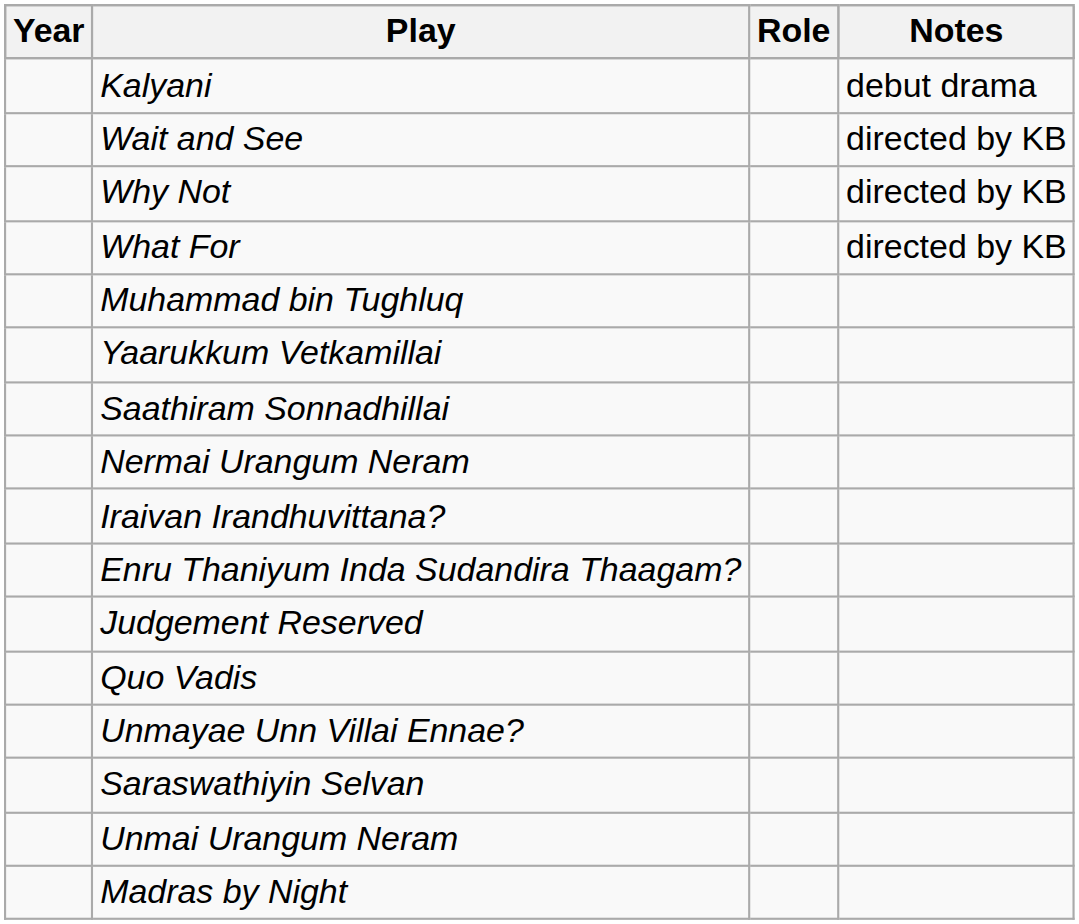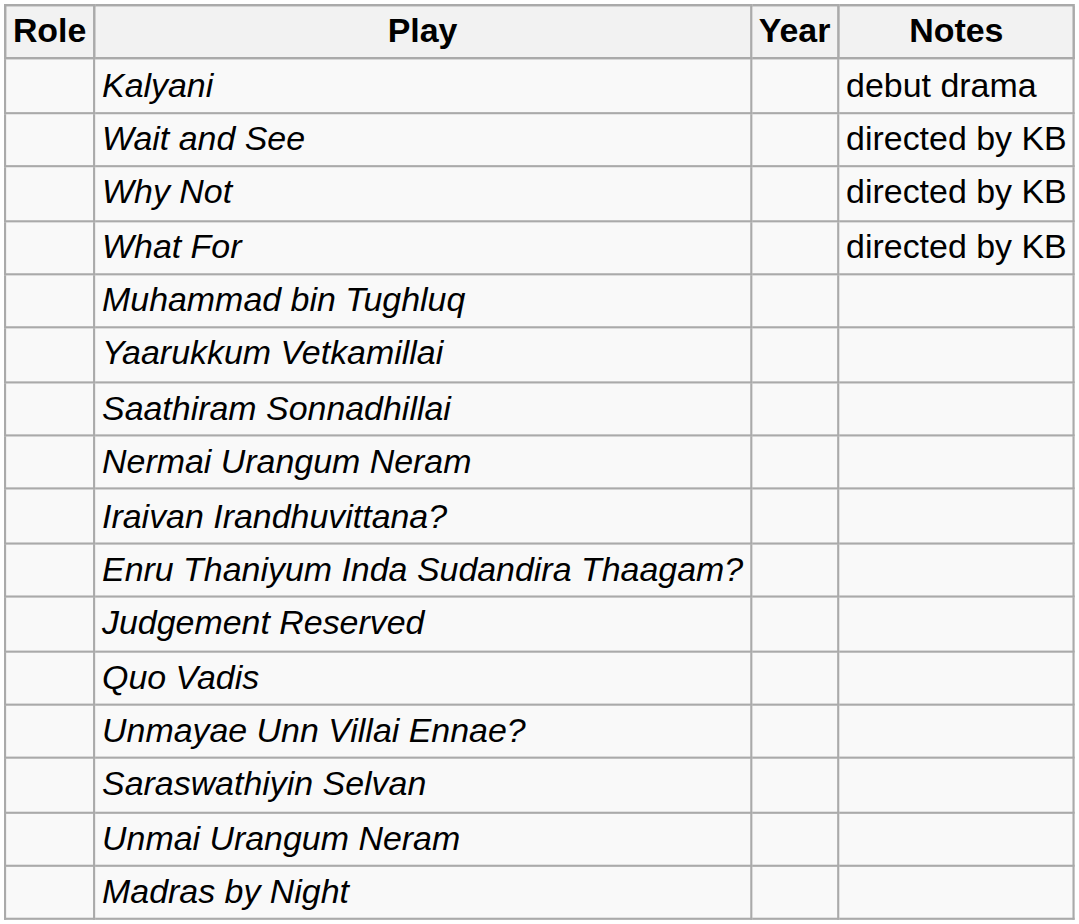columns swapped: (49, 31) <-> (794, 31)
